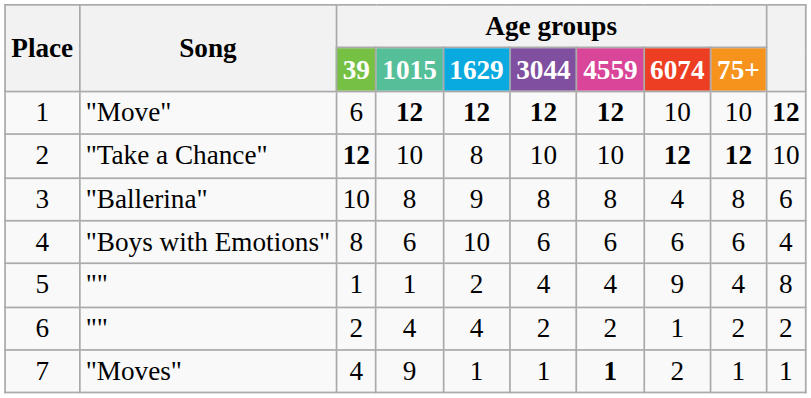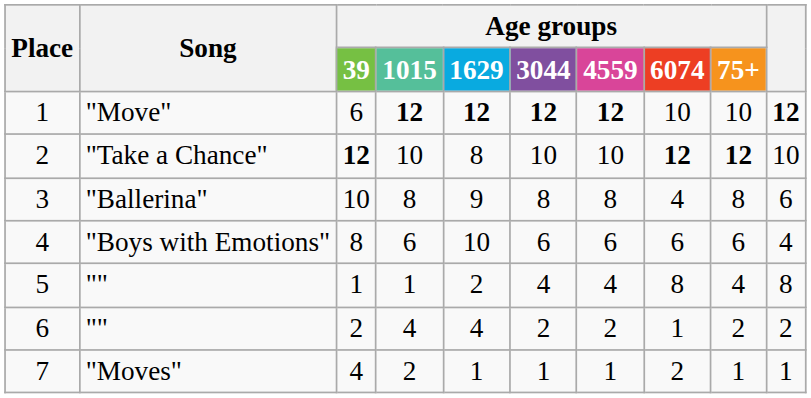(677, 284) 9 -> (677, 284) 8
(410, 371) 9 -> (410, 371) 2
(610, 371) bold -> (610, 371) normal
